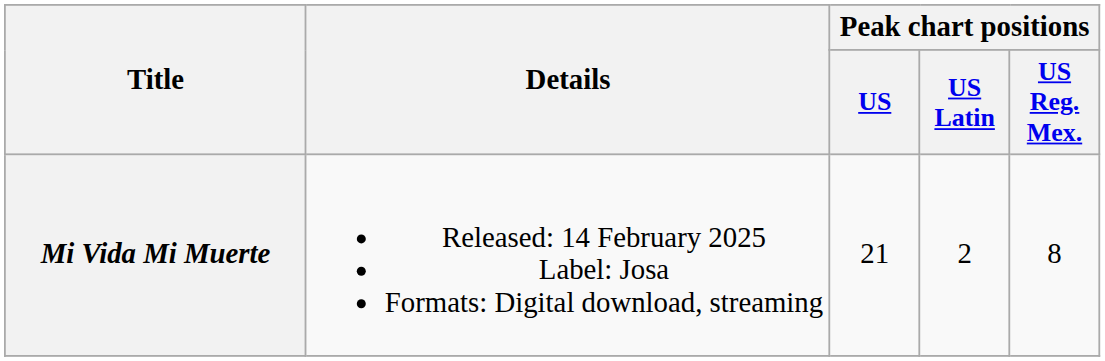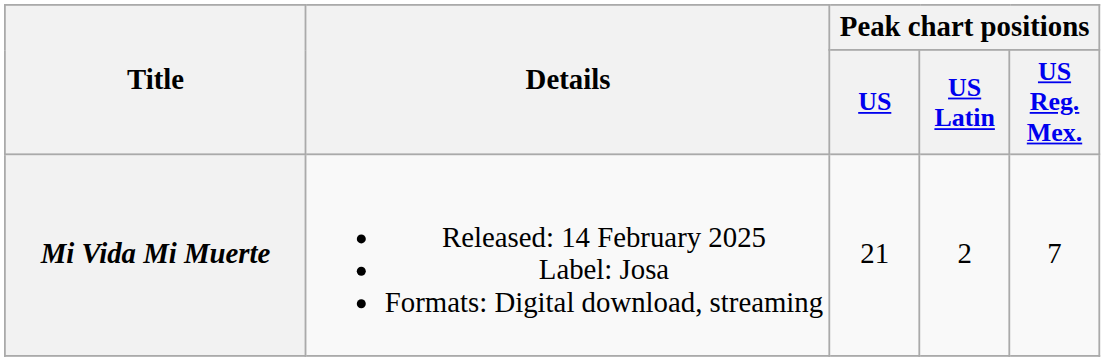(1055, 254) 8 -> (1055, 254) 7
